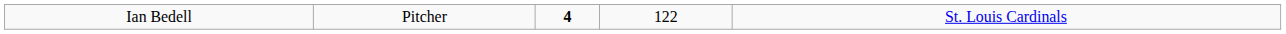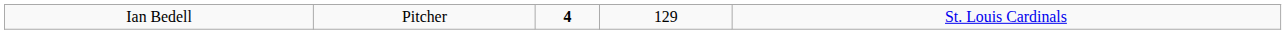(666, 17) 122 -> (666, 17) 129
